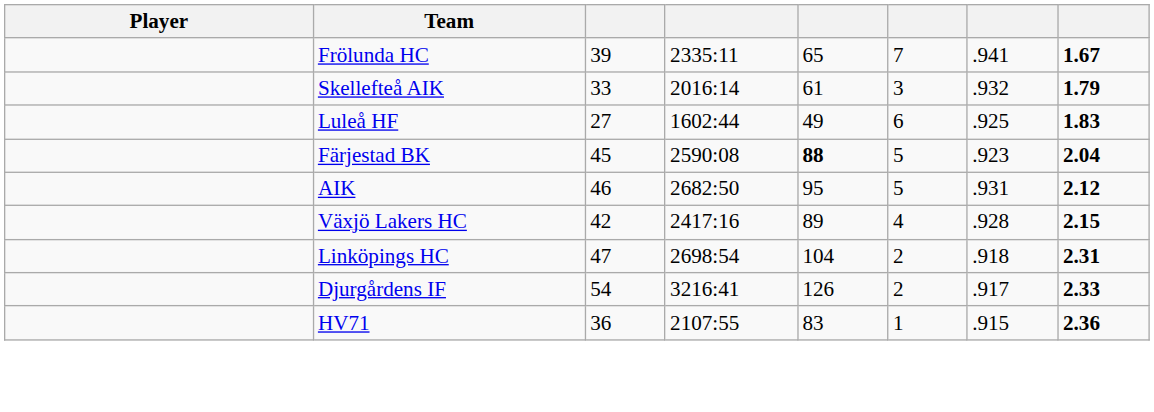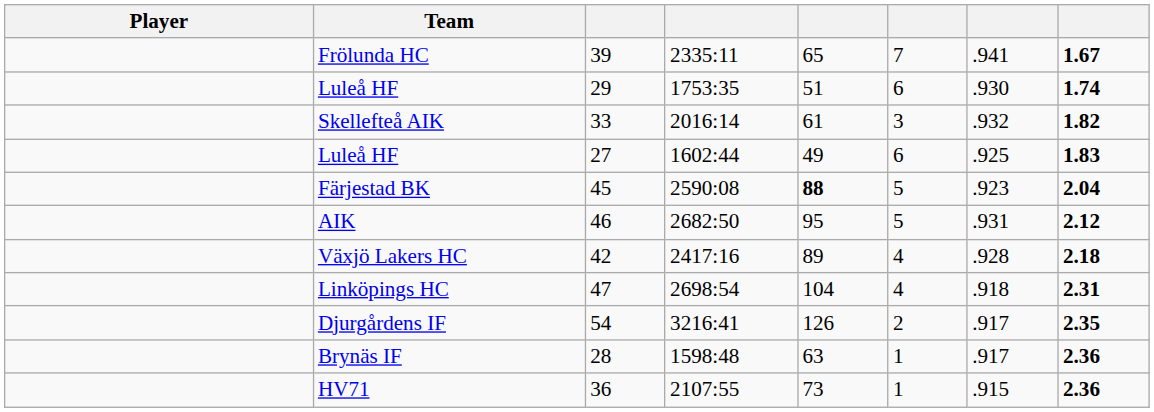+ row: (358, 88)
(1081, 88) 1.79 -> (1081, 121) 1.82
(1081, 222) 2.15 -> (1081, 255) 2.18
(898, 255) 2 -> (898, 289) 4
(1081, 289) 2.33 -> (1081, 322) 2.35
+ row: (360, 356)
(813, 322) 83 -> (813, 389) 73
